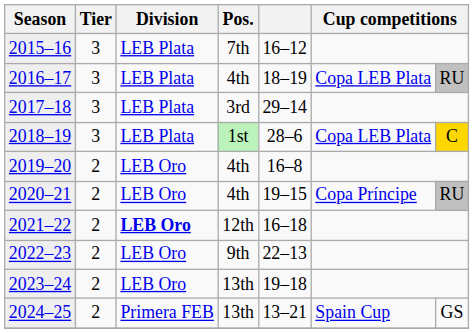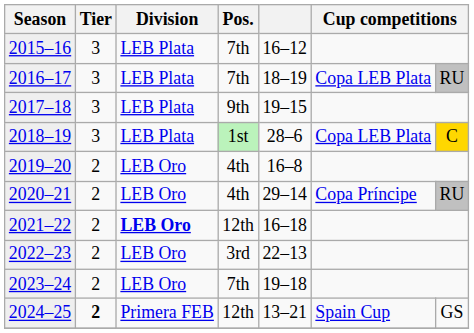(238, 77) 4th -> (238, 77) 7th
(238, 106) 3rd -> (238, 106) 9th
(285, 106) 29–14 -> (285, 106) 19–15
(285, 195) 19–15 -> (285, 195) 29–14
(238, 253) 9th -> (238, 253) 3rd
(238, 283) 13th -> (238, 283) 7th
(96, 312) normal -> (96, 312) bold
(238, 312) 13th -> (238, 312) 12th
